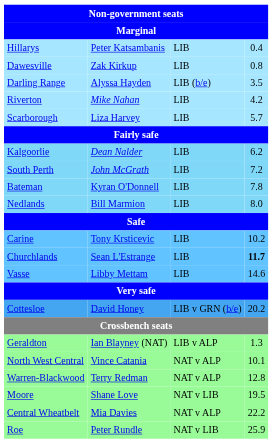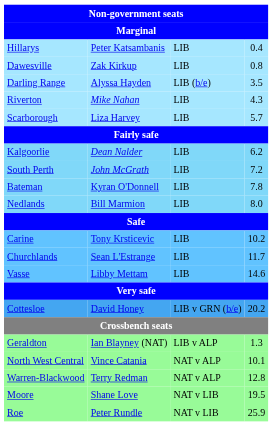(256, 100) 4.2 -> (256, 100) 4.3
(256, 256) bold -> (256, 256) normal
- row: (43, 413)
